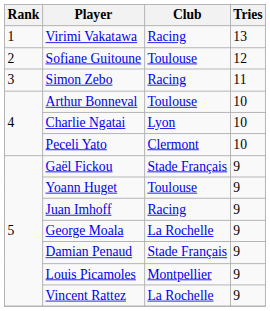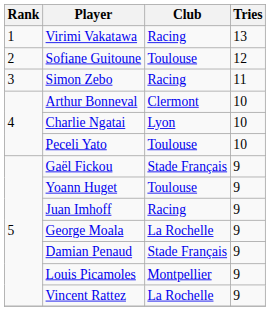(172, 101) Toulouse -> (173, 101) Clermont
(173, 144) Clermont -> (172, 144) Toulouse
